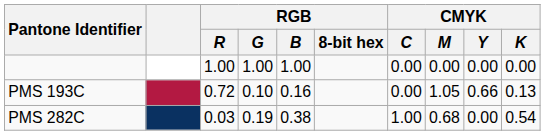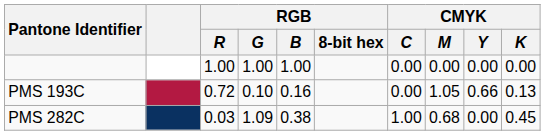(258, 117) 0.19 -> (258, 117) 1.09
(521, 117) 0.54 -> (521, 117) 0.45
